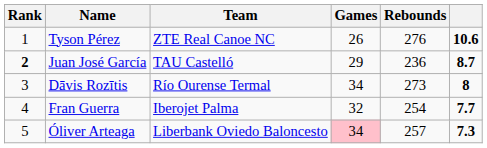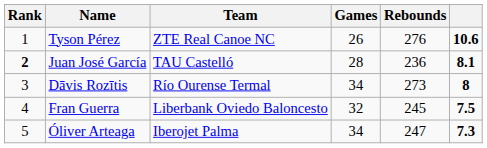(356, 62) 29 -> (356, 62) 28
(466, 62) 8.7 -> (466, 62) 8.1
(196, 108) Iberojet Palma -> (240, 108) Liberbank Oviedo Baloncesto
(415, 108) 254 -> (415, 108) 245
(466, 108) 7.7 -> (466, 108) 7.5
(240, 131) Liberbank Oviedo Baloncesto -> (196, 131) Iberojet Palma
(356, 131) pink background -> (356, 131) no background
(415, 131) 257 -> (415, 131) 247
